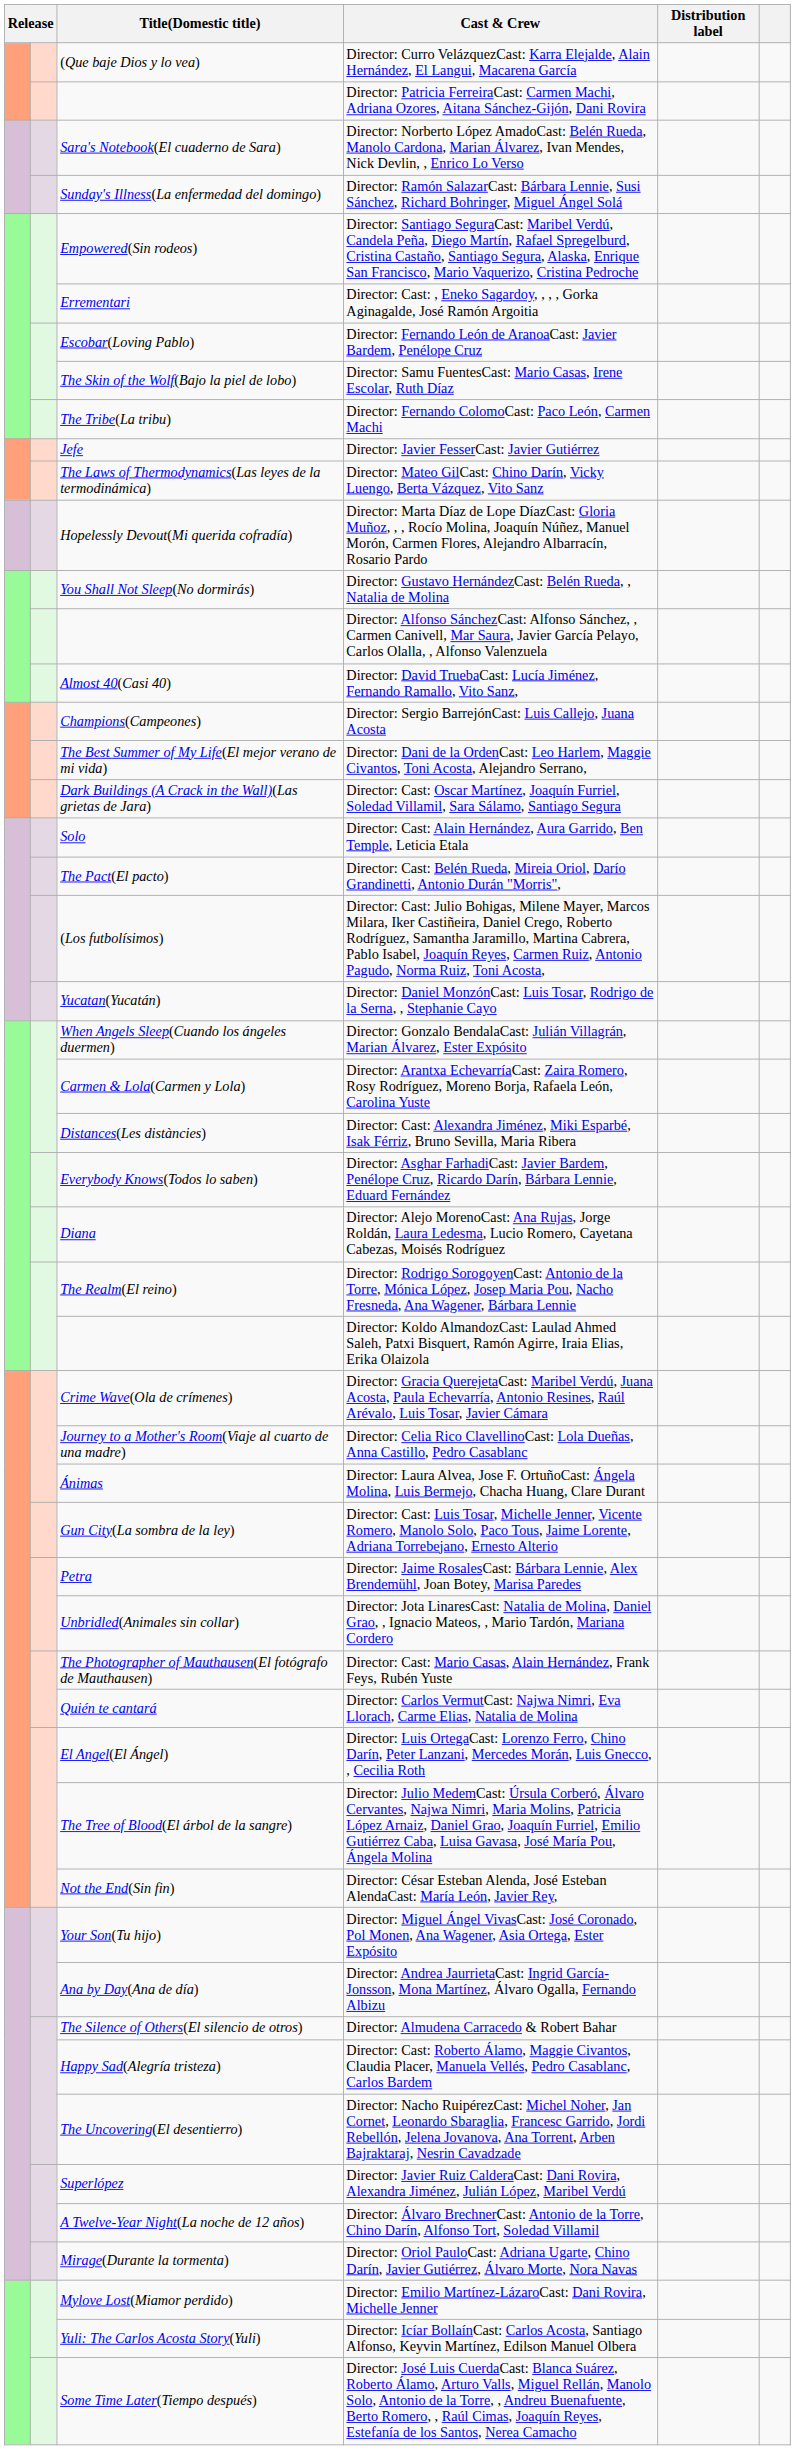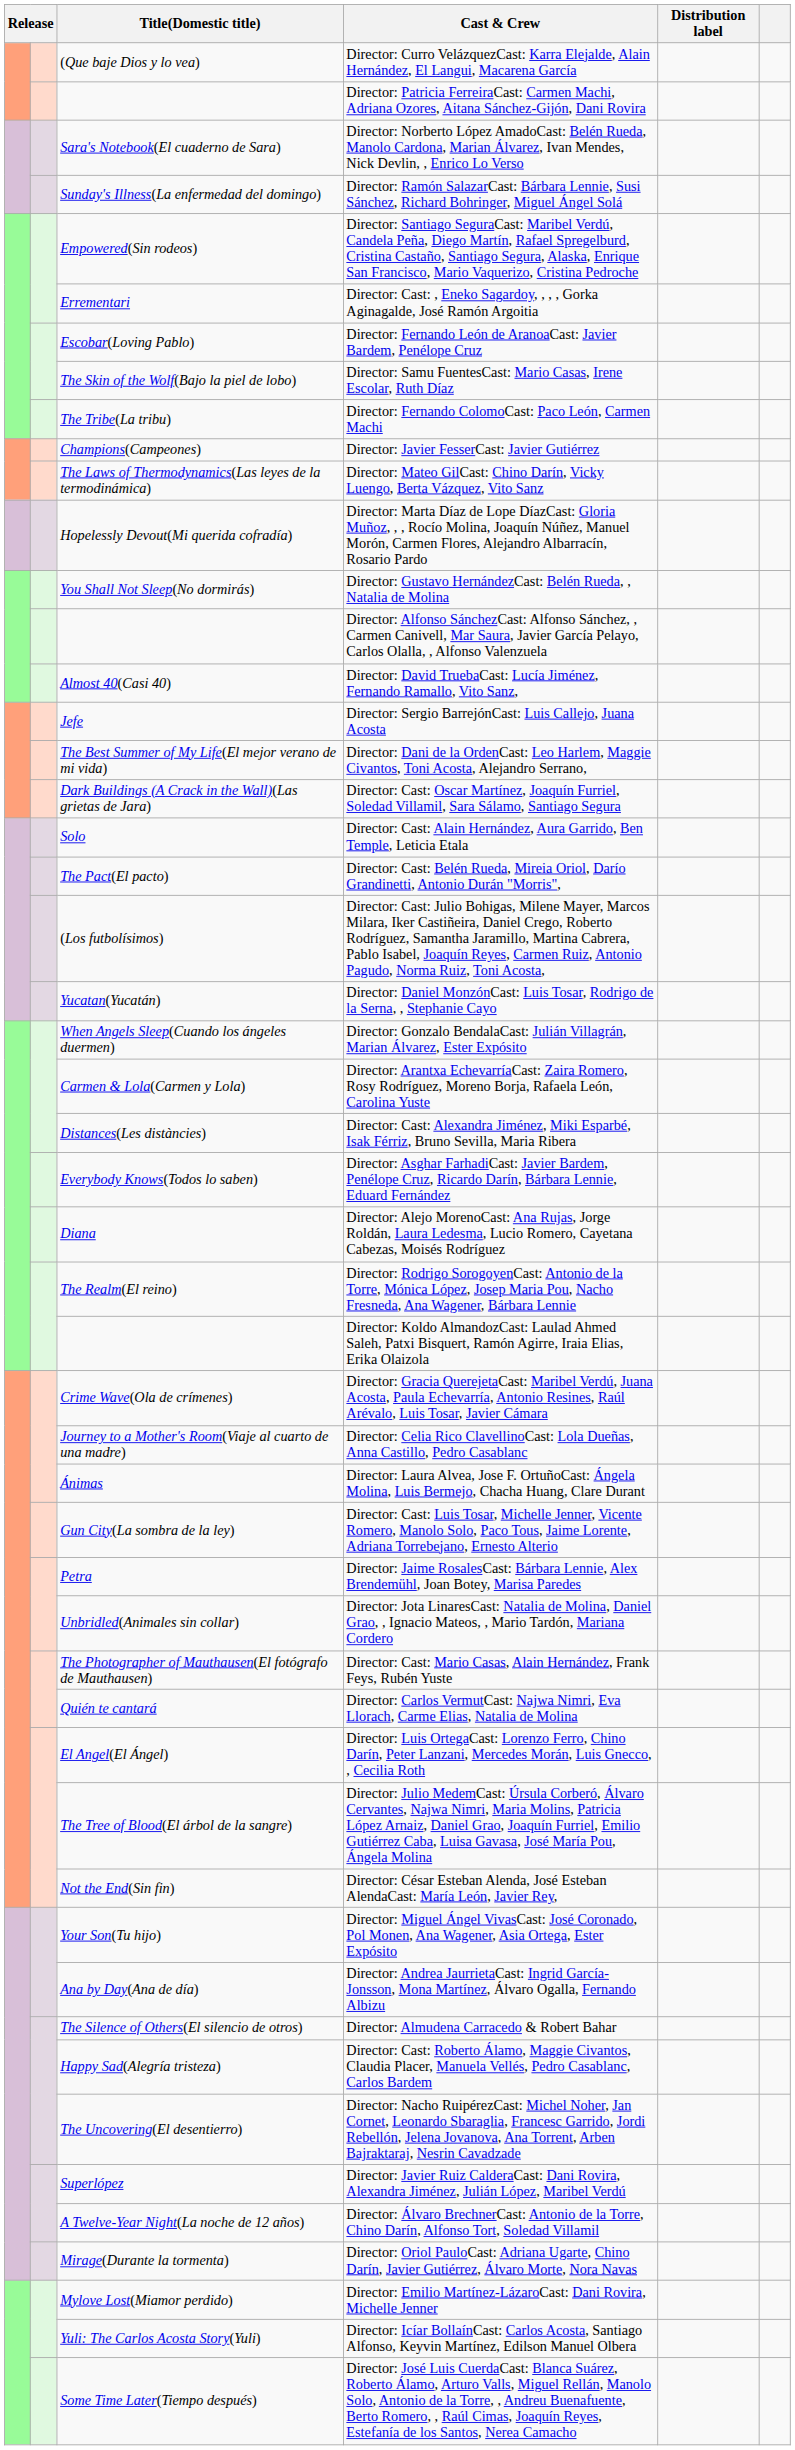(72, 449) Jefe -> (131, 449) Champions(Campeones)
(131, 721) Champions(Campeones) -> (72, 721) Jefe
